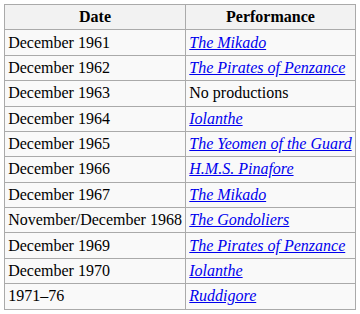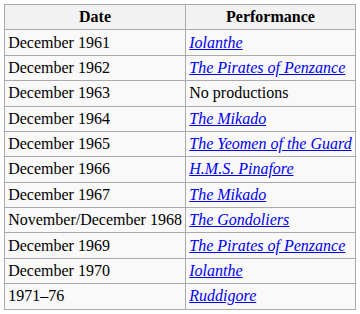(228, 42) The Mikado -> (216, 42) Iolanthe
(216, 118) Iolanthe -> (228, 118) The Mikado
